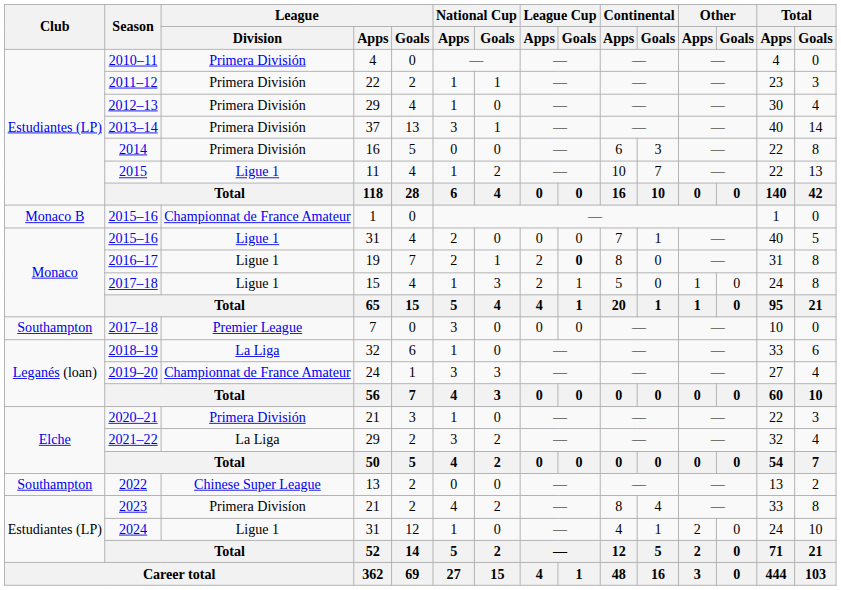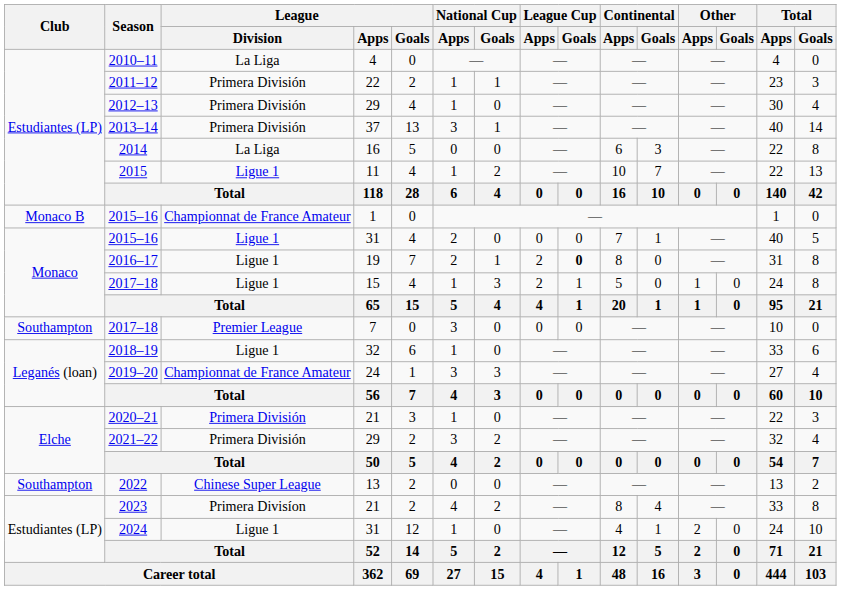(257, 60) Primera División -> (257, 60) La Liga
(257, 149) Primera División -> (257, 149) La Liga
(257, 350) La Liga -> (257, 350) Ligue 1
(257, 439) La Liga -> (257, 439) Primera División
